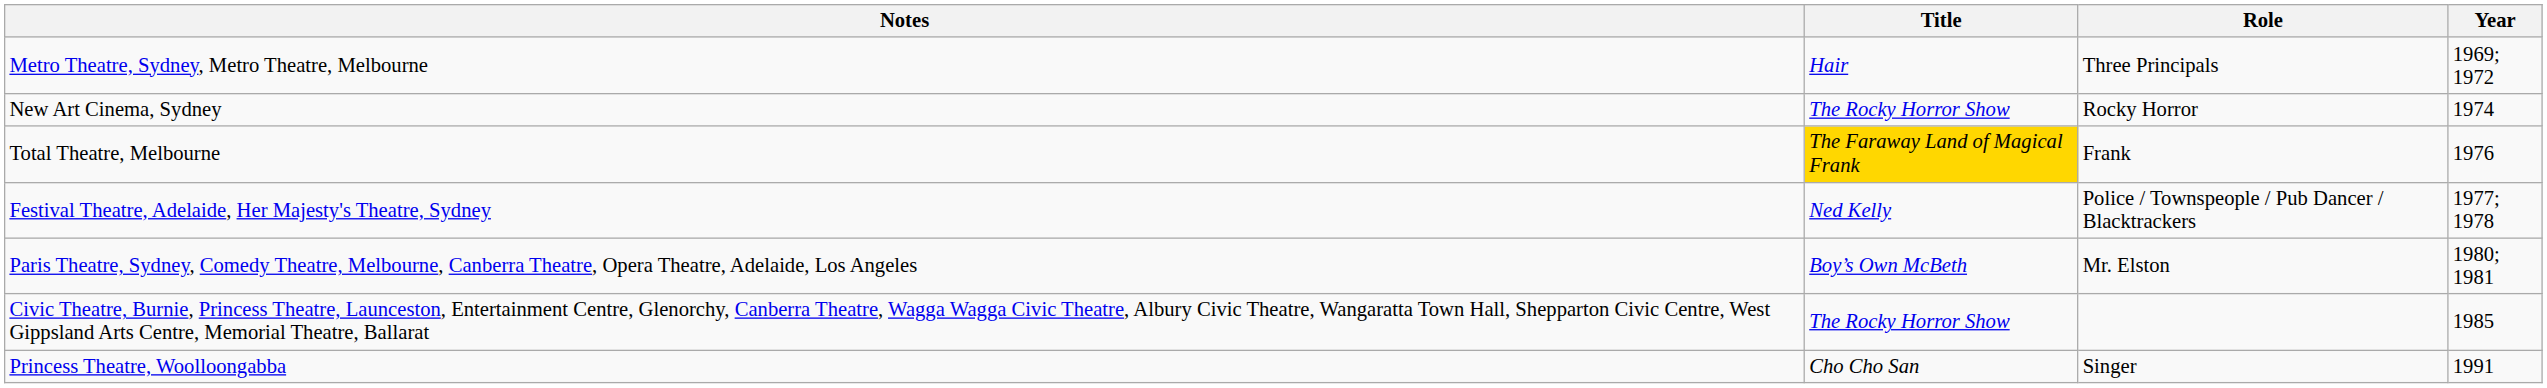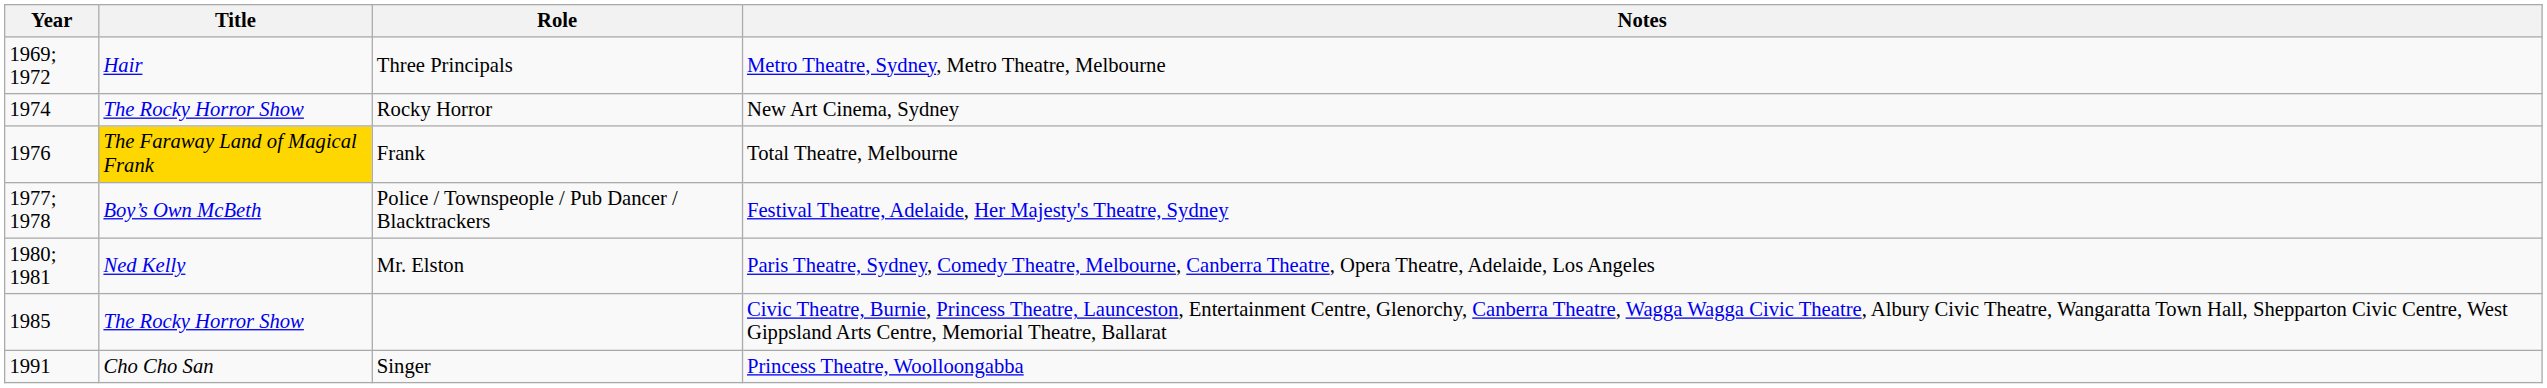columns swapped: (2495, 20) <-> (905, 20)
(1850, 209) Ned Kelly -> (182, 209) Boy’s Own McBeth
(1888, 265) Boy’s Own McBeth -> (144, 265) Ned Kelly
